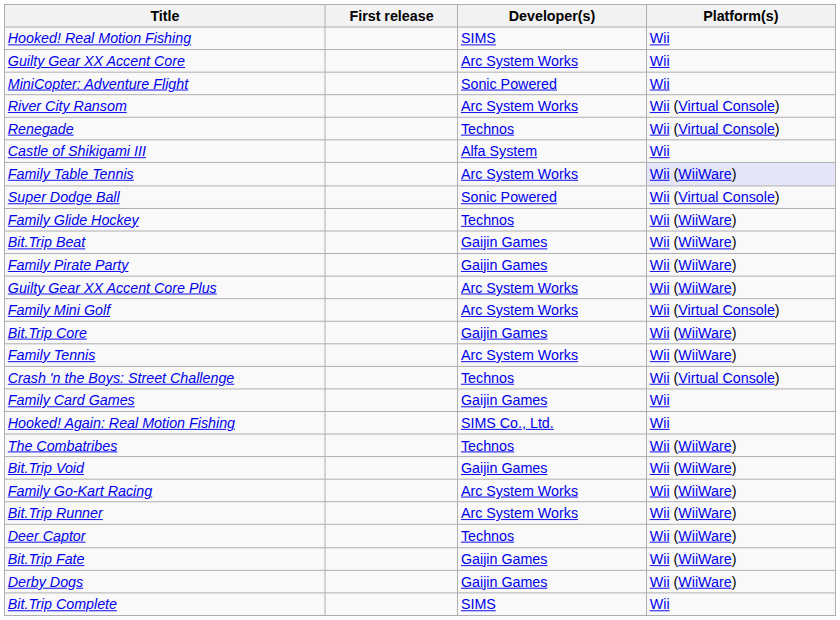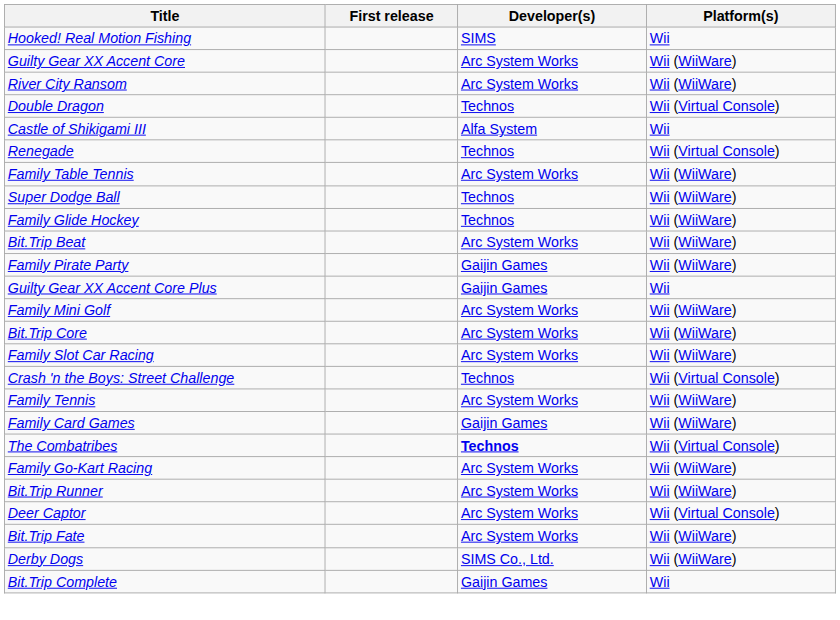(660, 61) Wii -> (693, 61) Wii (WiiWare)
- row: (98, 84)
(715, 106) Wii (Virtual Console) -> (693, 84) Wii (WiiWare)
+ row: (56, 106)
rows swapped: (41, 129) <-> (77, 152)
(693, 174) lavender background -> (693, 174) no background
(509, 197) Sonic Powered -> (488, 197) Technos
(715, 197) Wii (Virtual Console) -> (693, 197) Wii (WiiWare)
(504, 242) Gaijin Games -> (519, 242) Arc System Works
(519, 287) Arc System Works -> (504, 287) Gaijin Games
(693, 287) Wii (WiiWare) -> (660, 287) Wii
(715, 310) Wii (Virtual Console) -> (693, 310) Wii (WiiWare)
(504, 333) Gaijin Games -> (519, 333) Arc System Works
+ row: (81, 355)
rows swapped: (121, 378) <-> (52, 355)
(660, 400) Wii -> (693, 423) Wii (WiiWare)
- row: (121, 423)
(488, 446) normal -> (490, 446) bold
(693, 446) Wii (WiiWare) -> (715, 446) Wii (Virtual Console)
- row: (46, 468)
(488, 536) Technos -> (519, 514) Arc System Works
(693, 536) Wii (WiiWare) -> (715, 514) Wii (Virtual Console)
(504, 559) Gaijin Games -> (519, 536) Arc System Works
(504, 581) Gaijin Games -> (507, 559) SIMS Co., Ltd.
(478, 604) SIMS -> (504, 581) Gaijin Games
